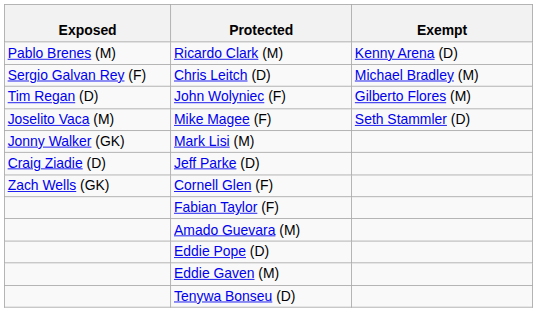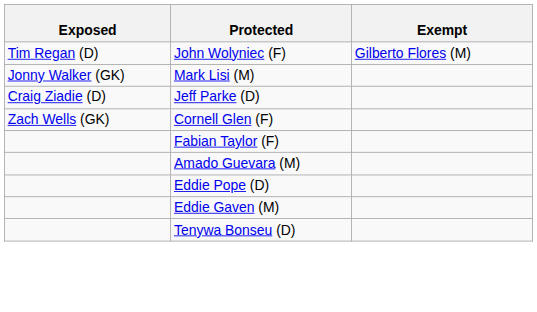- row: (229, 53)
- row: (222, 75)
- row: (223, 119)
